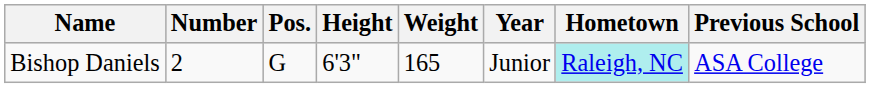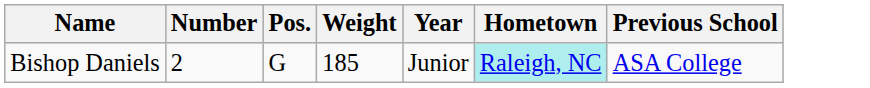- column: (357, 23)
(422, 62) 165 -> (341, 62) 185
